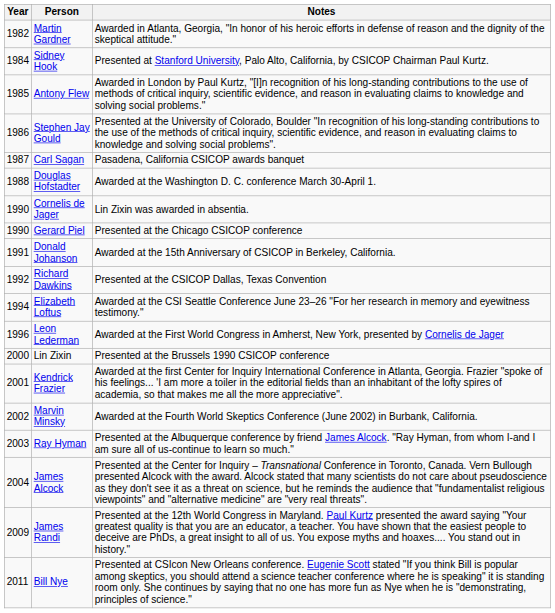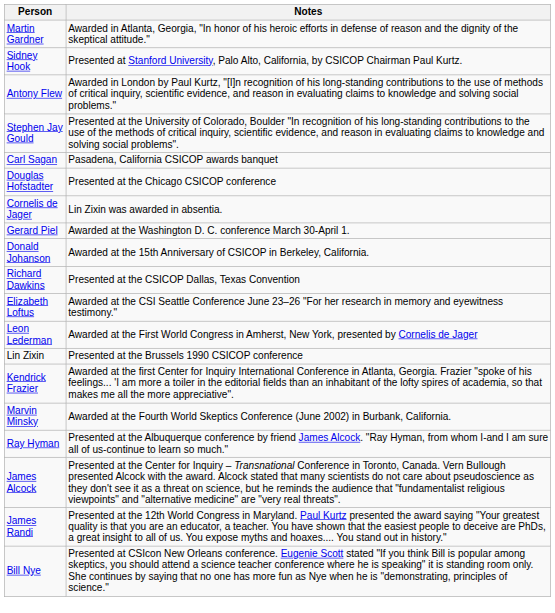- column: (18, 12)
(235, 182) Awarded at the Washington D. C. conference March 30-April 1. -> (172, 182) Presented at the Chicago CSICOP conference
(199, 231) Presented at the Chicago CSICOP conference -> (209, 231) Awarded at the Washington D. C. conference March 30-April 1.
